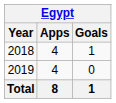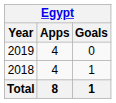rows swapped: (21, 51) <-> (21, 70)
